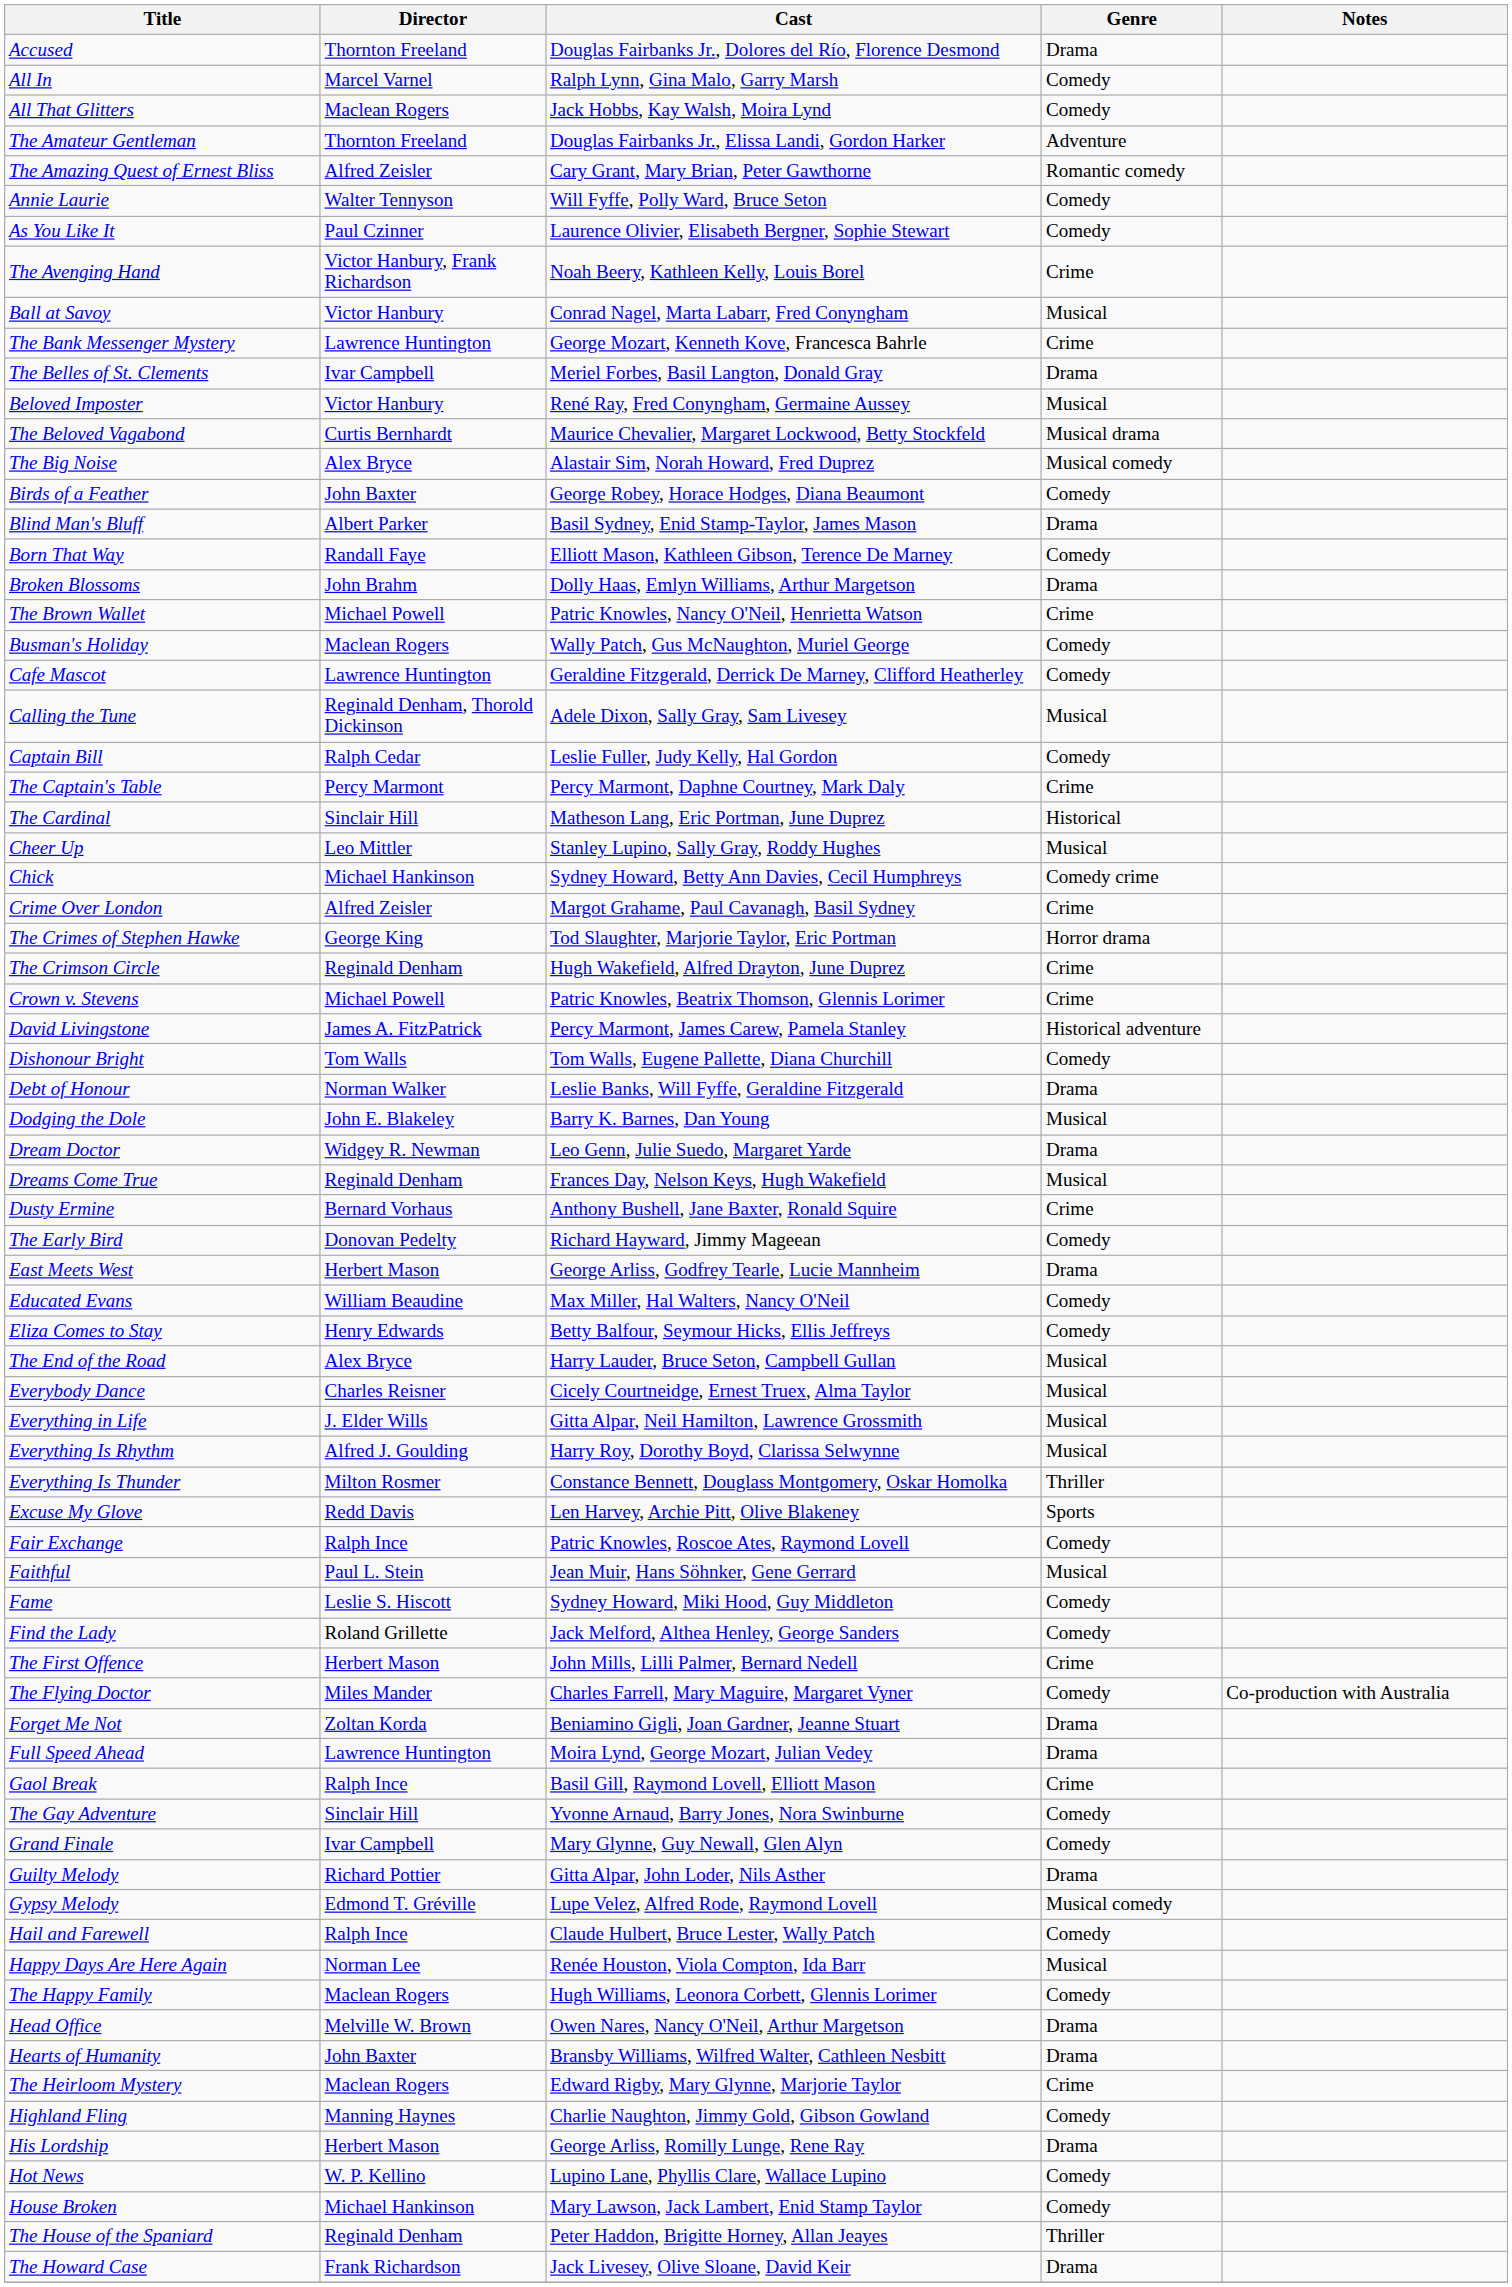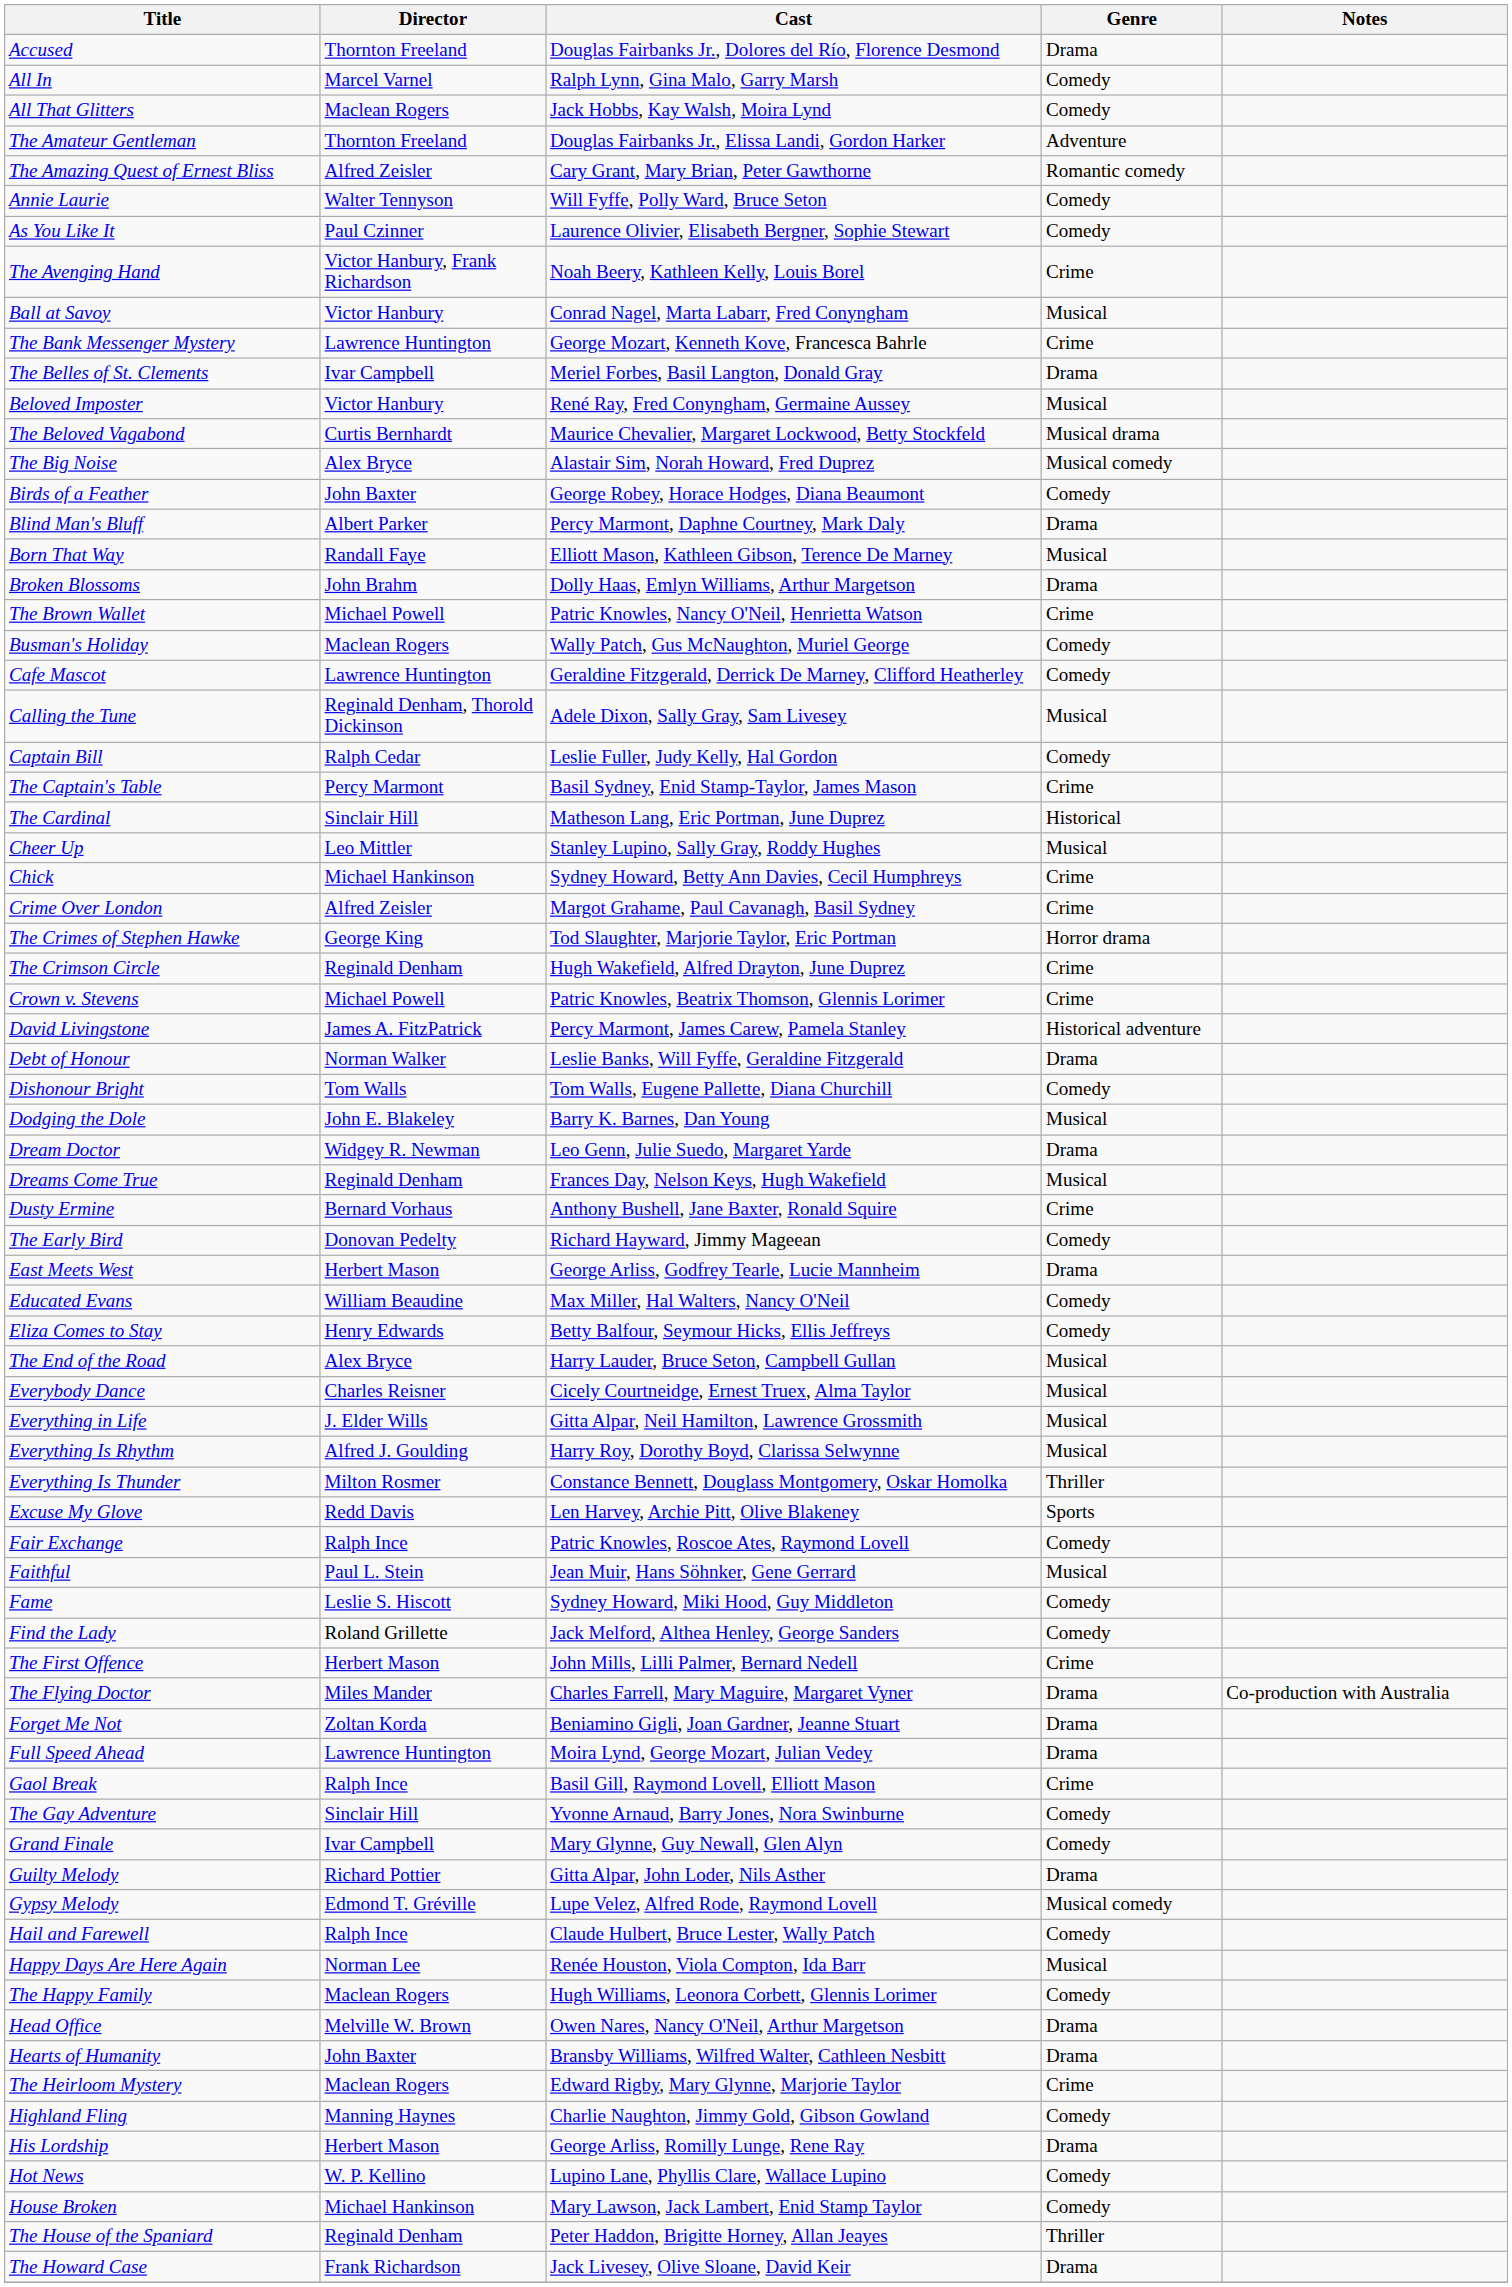(733, 524) Basil Sydney, Enid Stamp-Taylor, James Mason -> (727, 524) Percy Marmont, Daphne Courtney, Mark Daly
(1078, 554) Comedy -> (1077, 554) Musical
(727, 787) Percy Marmont, Daphne Courtney, Mark Daly -> (733, 787) Basil Sydney, Enid Stamp-Taylor, James Mason
(1102, 877) Comedy crime -> (1070, 877) Crime
rows swapped: (69, 1089) <-> (76, 1058)
(1078, 1693) Comedy -> (1072, 1693) Drama
